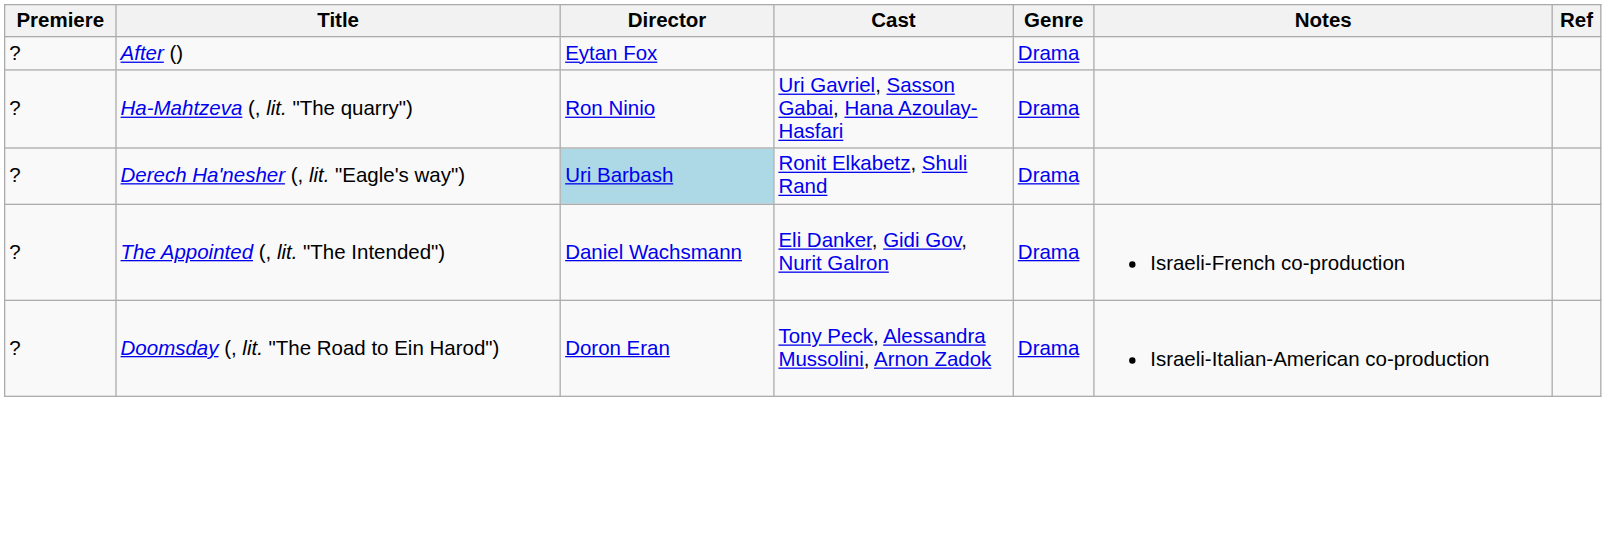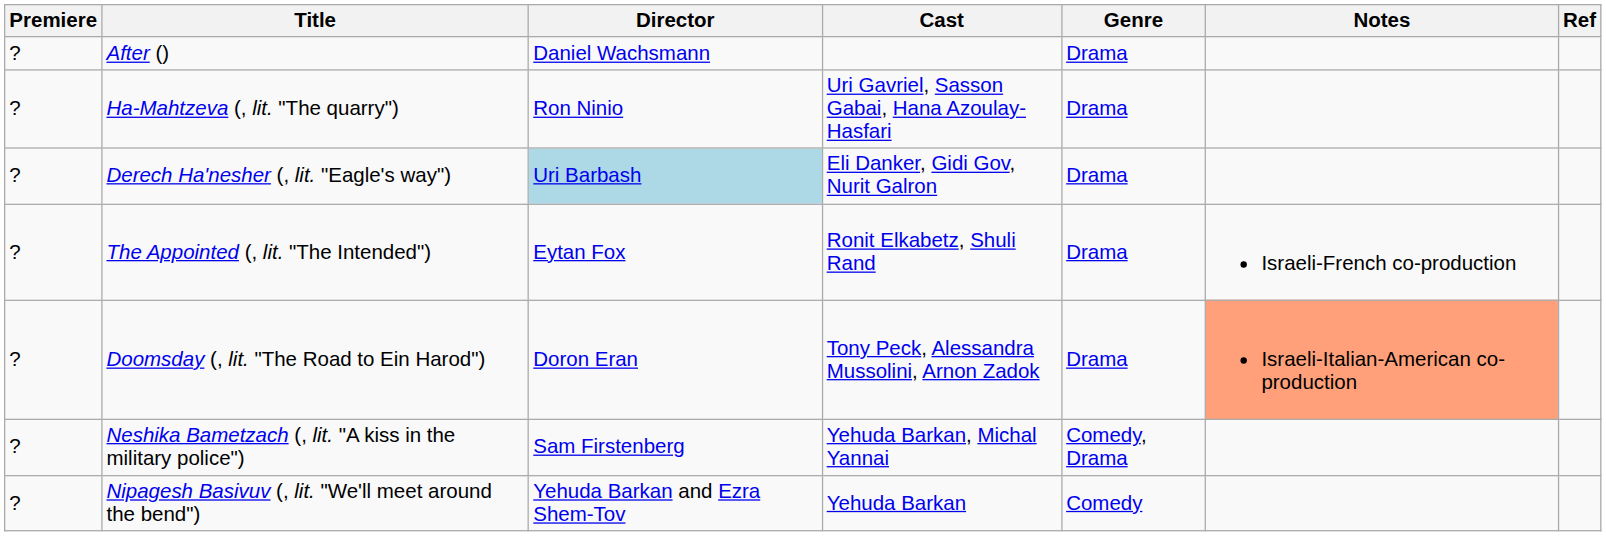(611, 53) Eytan Fox -> (622, 53) Daniel Wachsmann
(873, 175) Ronit Elkabetz, Shuli Rand -> (921, 175) Eli Danker, Gidi Gov, Nurit Galron
(654, 251) Daniel Wachsmann -> (579, 251) Eytan Fox
(873, 251) Eli Danker, Gidi Gov, Nurit Galron -> (921, 251) Ronit Elkabetz, Shuli Rand
(1323, 360) no background -> (1382, 371) lightsalmon background
+ row: (281, 447)
+ row: (299, 502)
